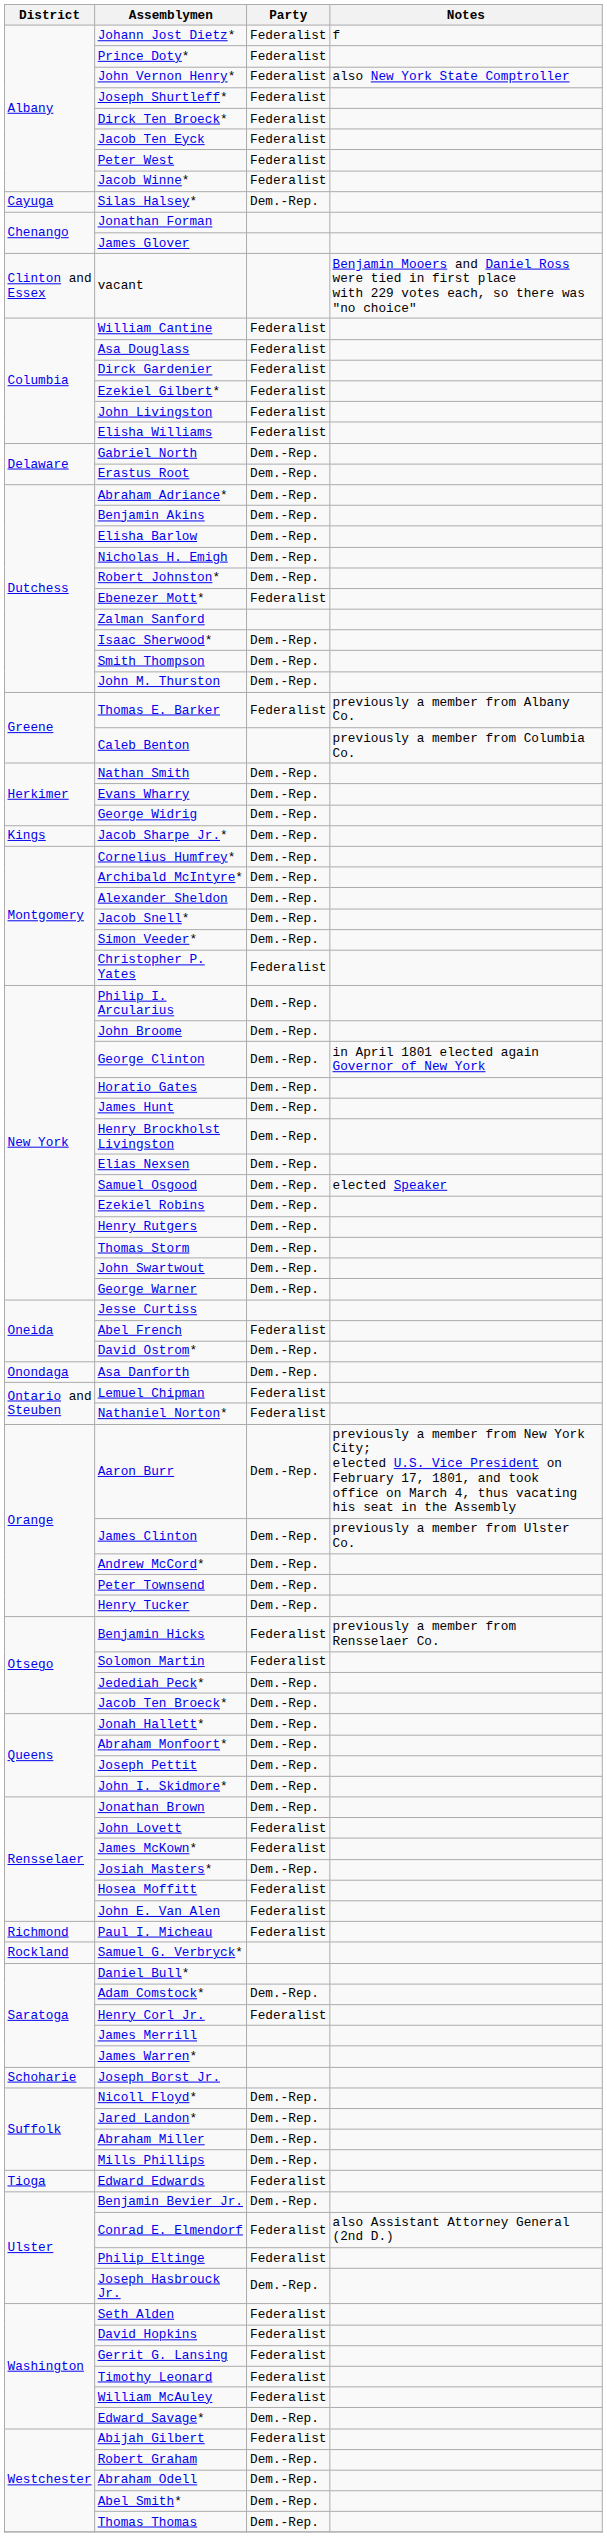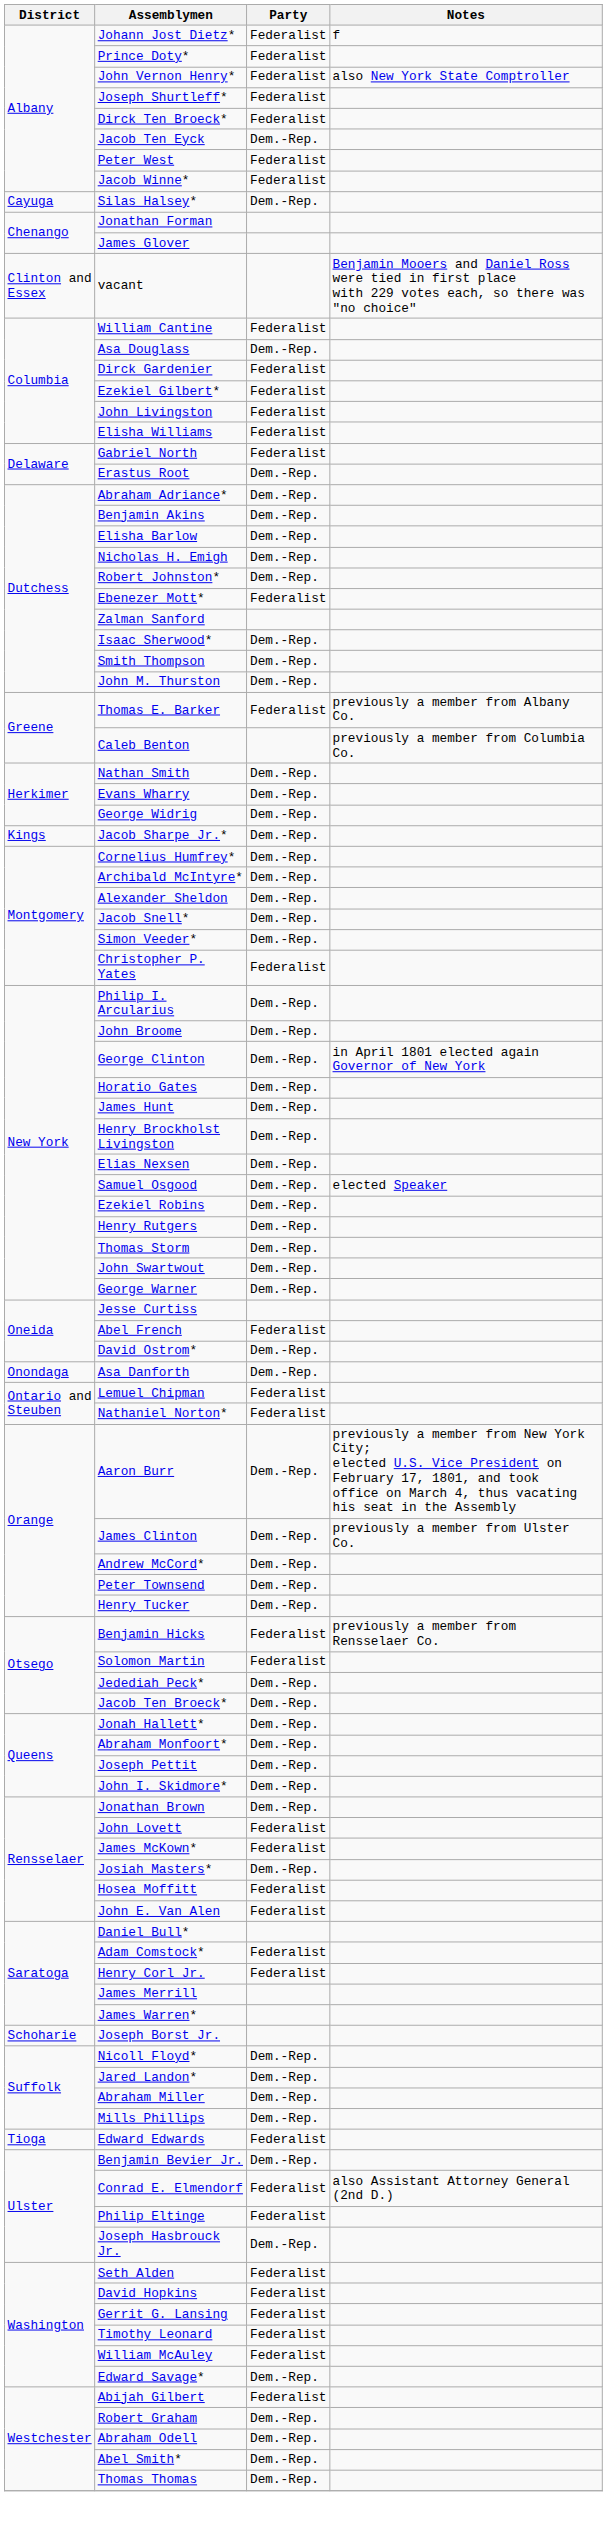(288, 139) Federalist -> (284, 139) Dem.-Rep.
(288, 350) Federalist -> (284, 350) Dem.-Rep.
(284, 453) Dem.-Rep. -> (288, 453) Federalist
- row: (155, 1932)
- row: (170, 1953)
(284, 1994) Dem.-Rep. -> (288, 1953) Federalist
